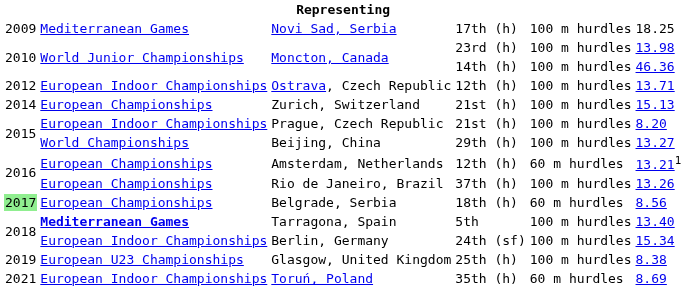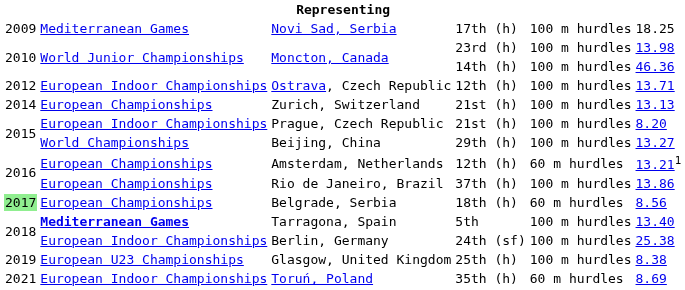(655, 104) 15.13 -> (655, 104) 13.13
(655, 184) 13.26 -> (655, 184) 13.86
(655, 241) 15.34 -> (655, 241) 25.38
